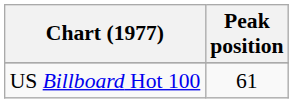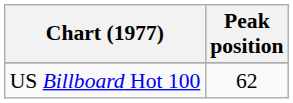(247, 80) 61 -> (247, 80) 62
